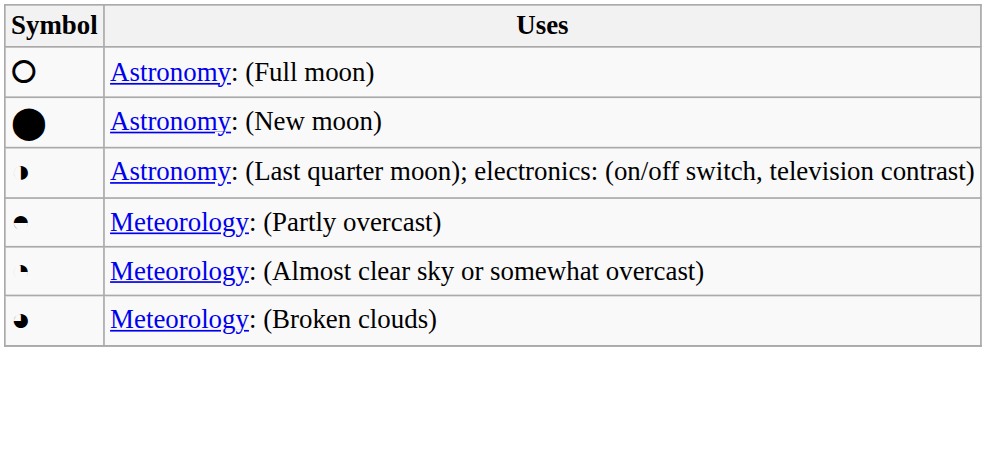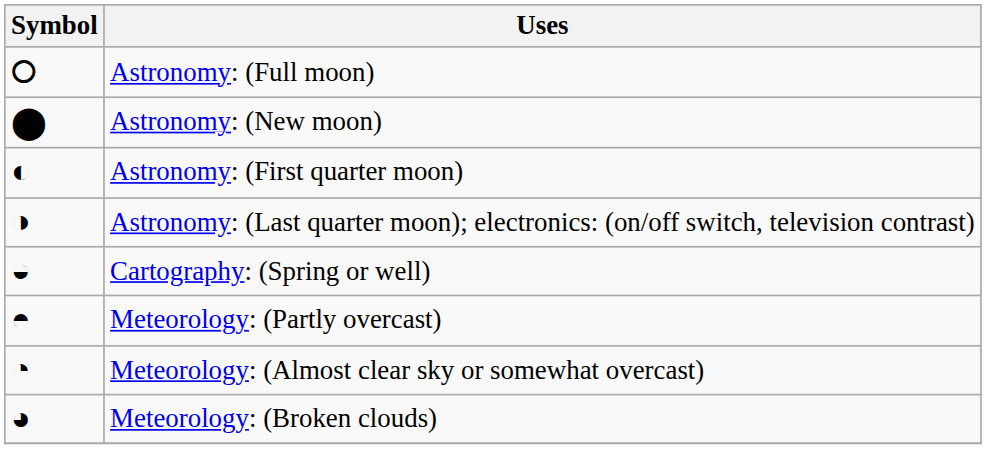+ row: (287, 172)
+ row: (270, 270)
